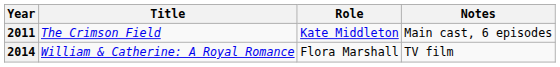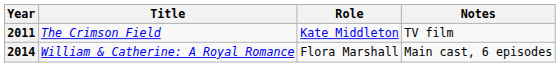(478, 33) Main cast, 6 episodes -> (429, 33) TV film
(429, 52) TV film -> (478, 52) Main cast, 6 episodes
